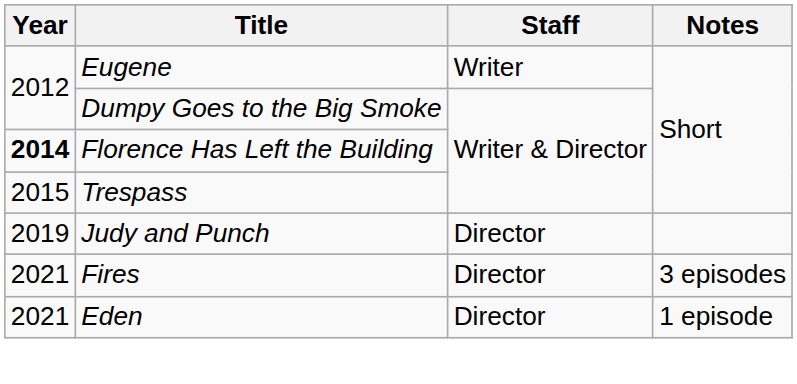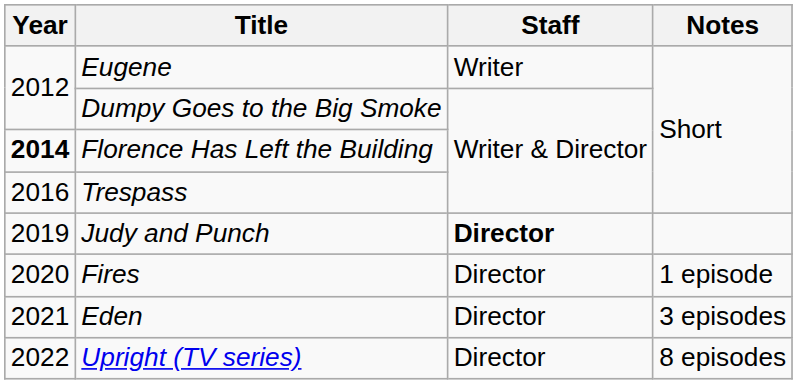(40, 191) 2015 -> (40, 191) 2016
(500, 233) normal -> (504, 233) bold
(40, 274) 2021 -> (40, 274) 2020
(723, 274) 3 episodes -> (716, 274) 1 episode
(716, 316) 1 episode -> (723, 316) 3 episodes
+ row: (191, 358)
